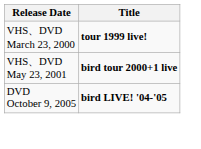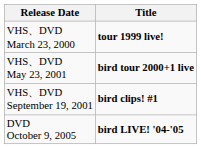+ row: (50, 99)
